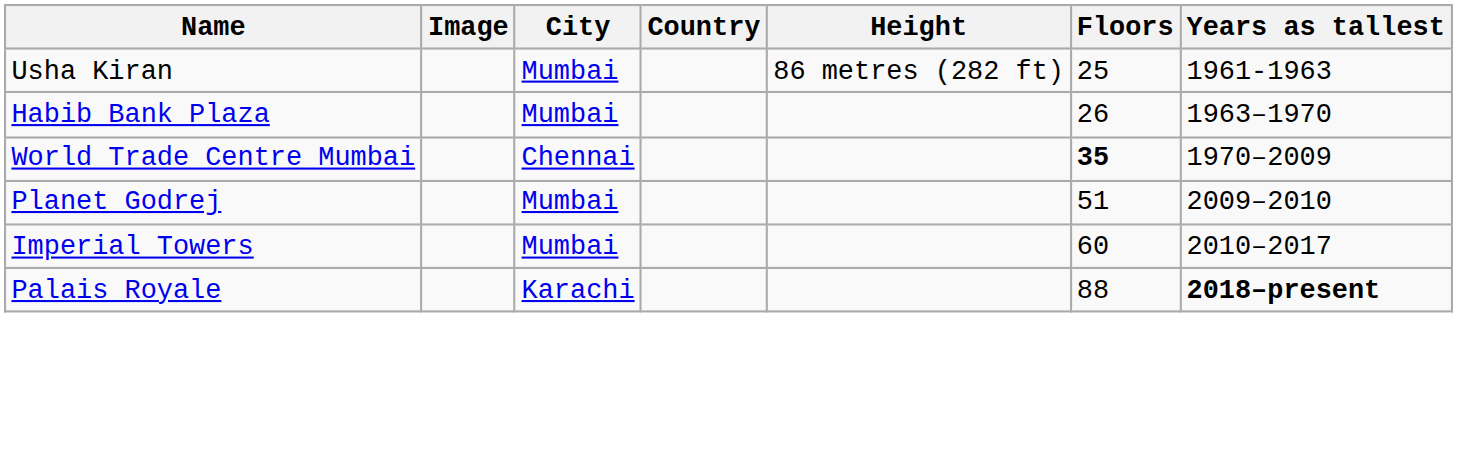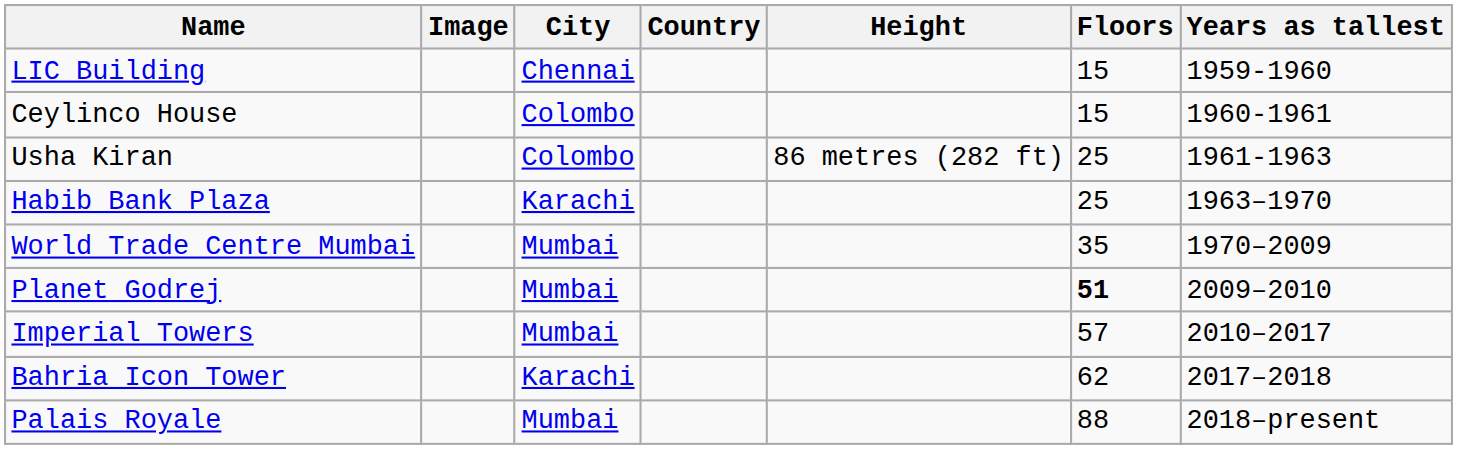+ row: (108, 71)
+ row: (124, 115)
(570, 71) Mumbai -> (578, 159) Colombo
(570, 115) Mumbai -> (578, 202) Karachi
(1093, 115) 26 -> (1093, 202) 25
(578, 159) Chennai -> (570, 246) Mumbai
(1093, 159) bold -> (1093, 246) normal
(1093, 202) normal -> (1093, 290) bold
(1093, 246) 60 -> (1093, 334) 57
+ row: (149, 378)
(578, 290) Karachi -> (570, 422) Mumbai
(1283, 290) bold -> (1283, 422) normal
